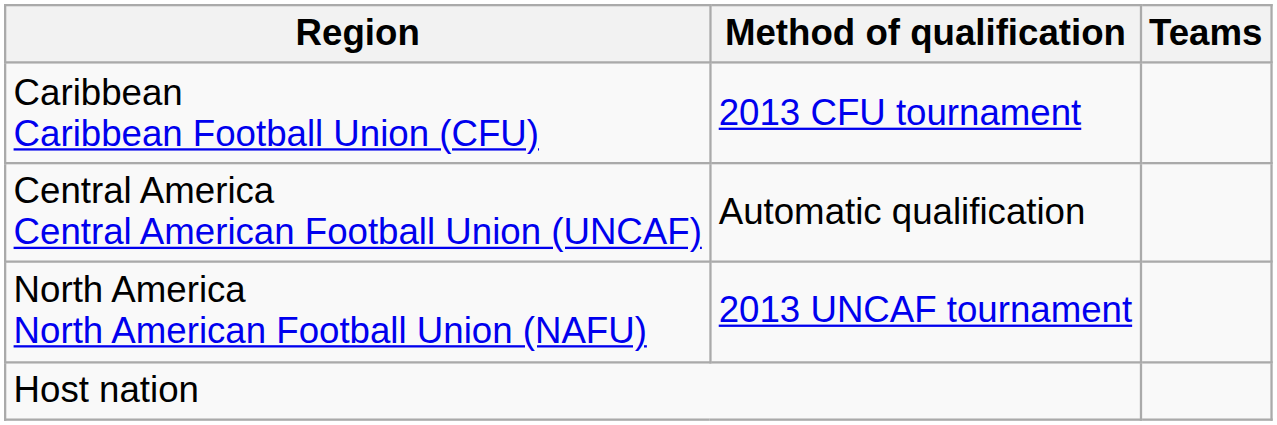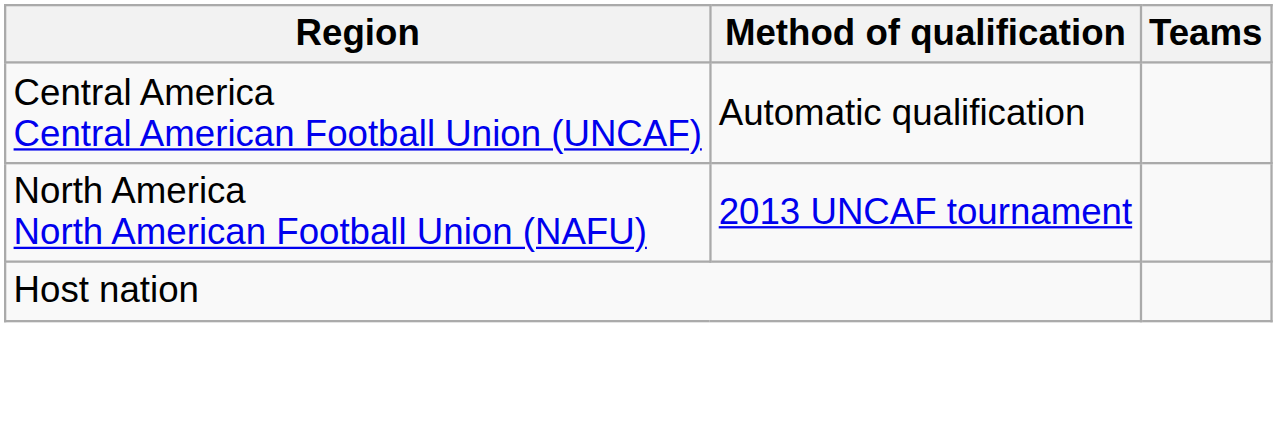- row: (276, 112)
